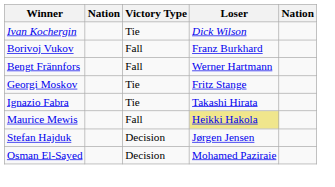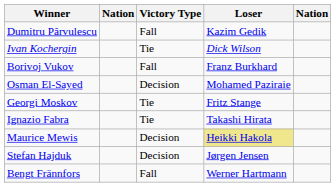+ row: (52, 31)
rows swapped: (43, 66) <-> (45, 155)
(134, 119) Fall -> (159, 137) Decision
